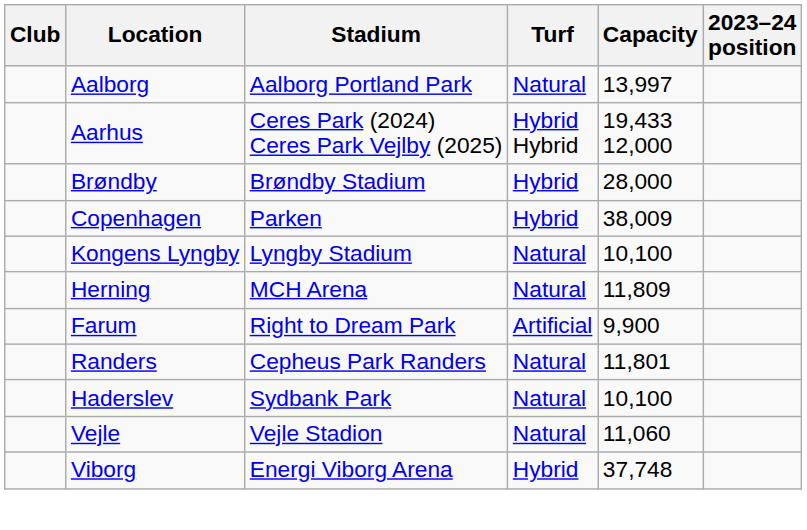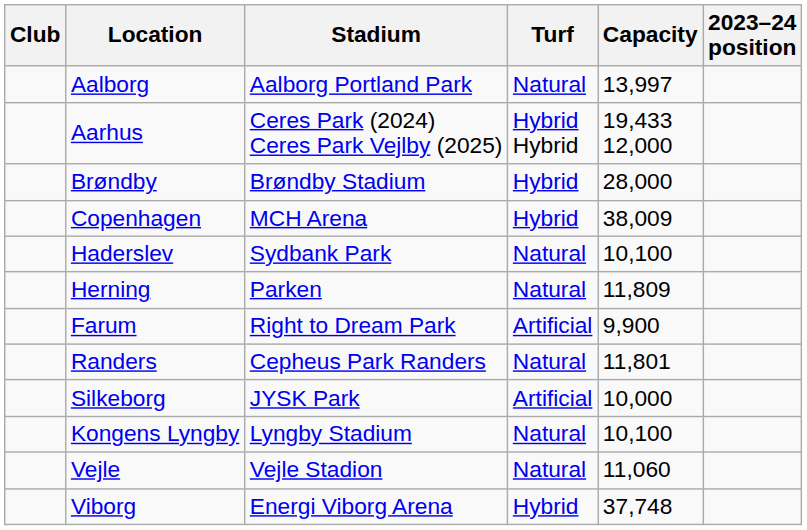(286, 217) Parken -> (309, 217) MCH Arena
rows swapped: (155, 253) <-> (122, 397)
(309, 289) MCH Arena -> (286, 289) Parken
+ row: (118, 397)
